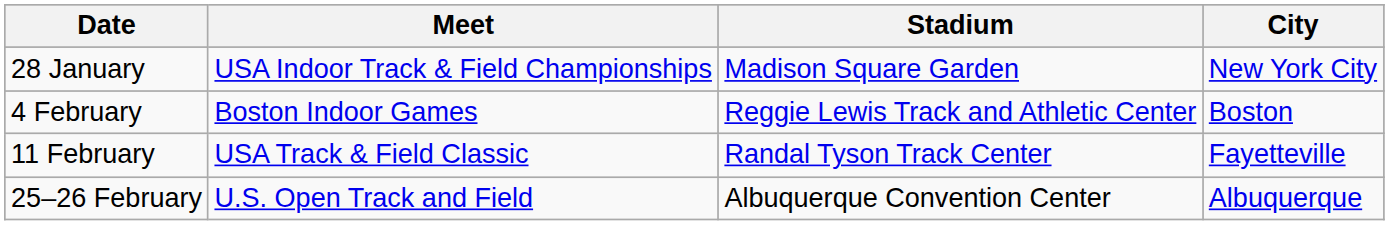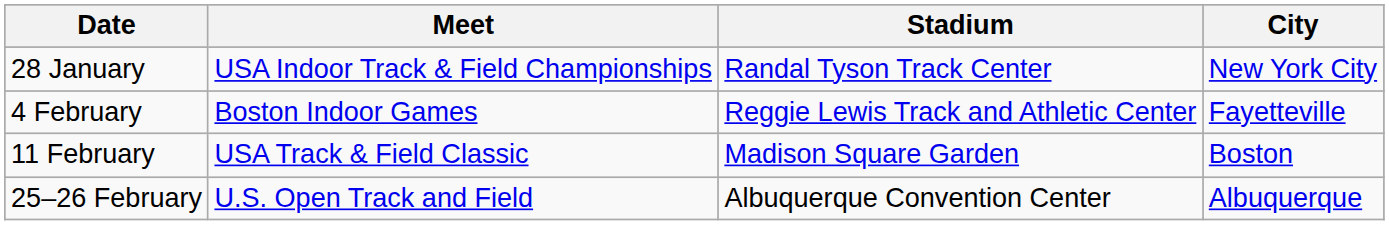(872, 68) Madison Square Garden -> (888, 68) Randal Tyson Track Center
(1251, 111) Boston -> (1277, 111) Fayetteville
(888, 154) Randal Tyson Track Center -> (872, 154) Madison Square Garden
(1277, 154) Fayetteville -> (1251, 154) Boston
